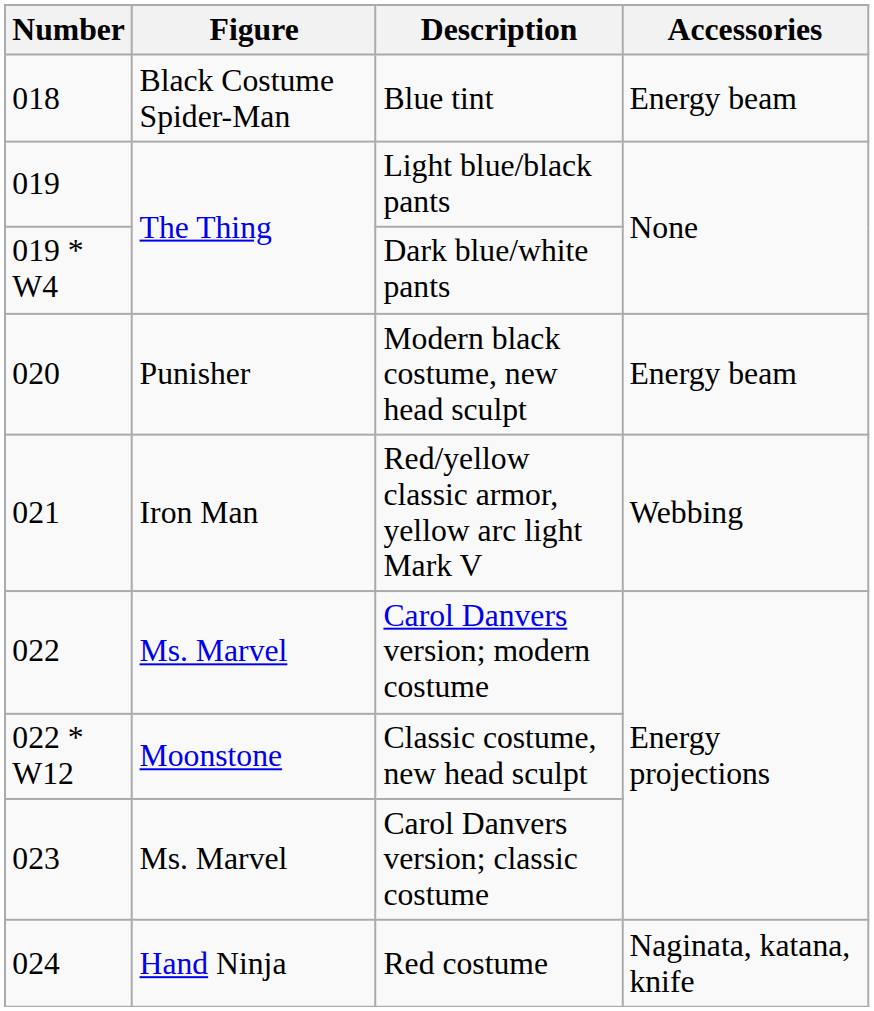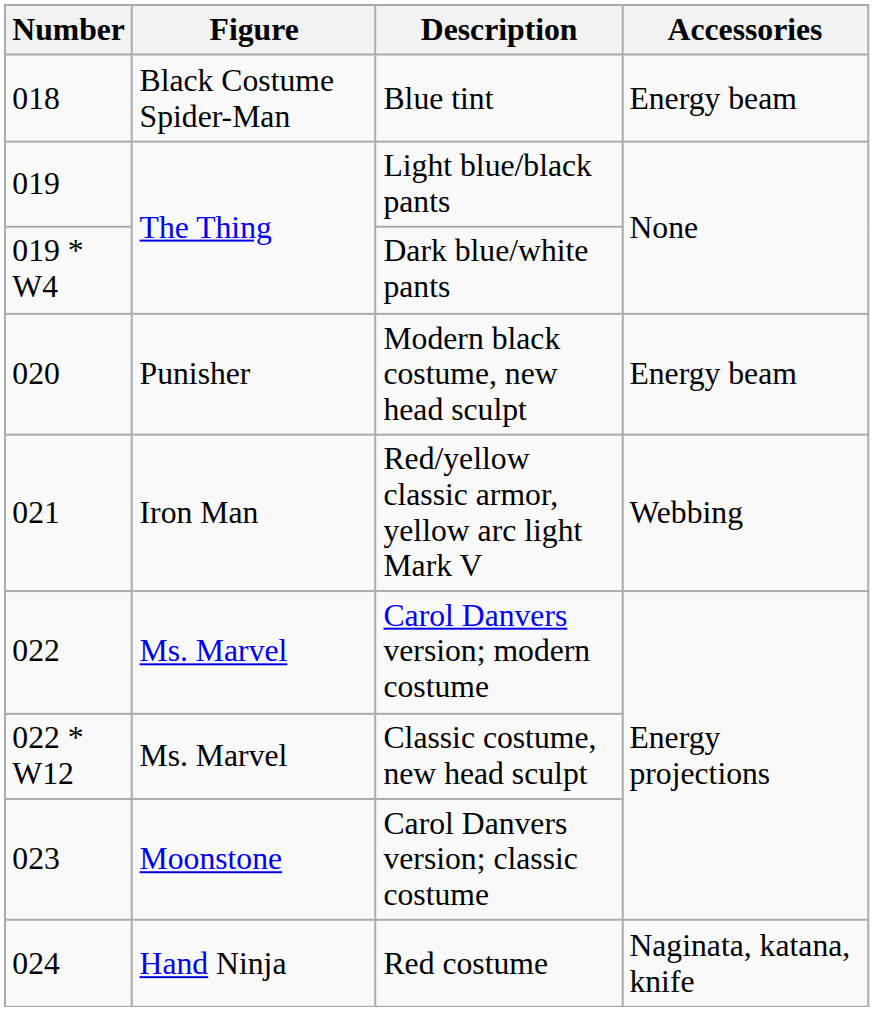(211, 755) Moonstone -> (213, 755) Ms. Marvel
(213, 859) Ms. Marvel -> (211, 859) Moonstone
